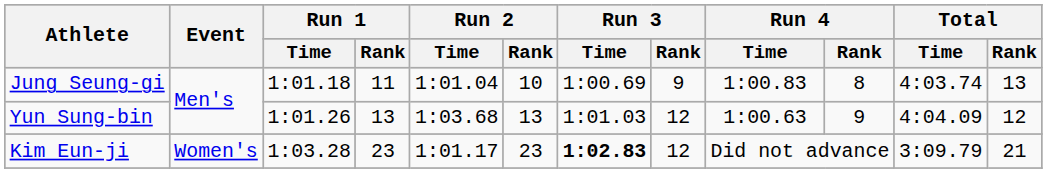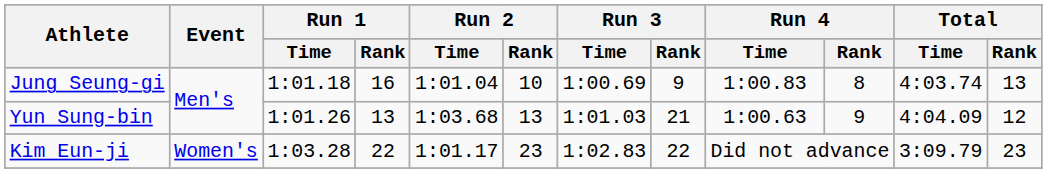(383, 84) 11 -> (383, 84) 16
(678, 118) 12 -> (678, 118) 21
(383, 151) 23 -> (383, 151) 22
(605, 151) bold -> (605, 151) normal
(678, 151) 12 -> (678, 151) 22
(1015, 151) 21 -> (1015, 151) 23
